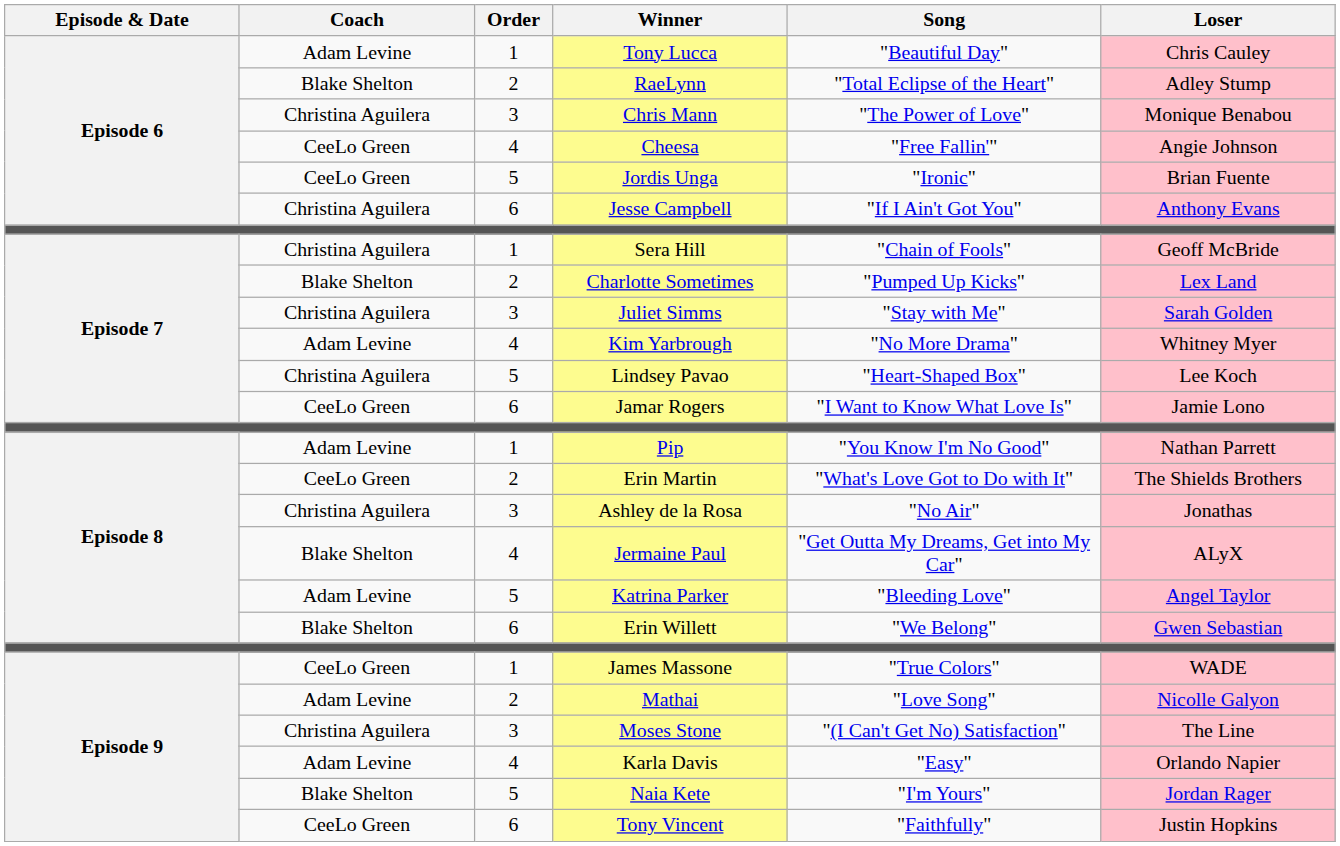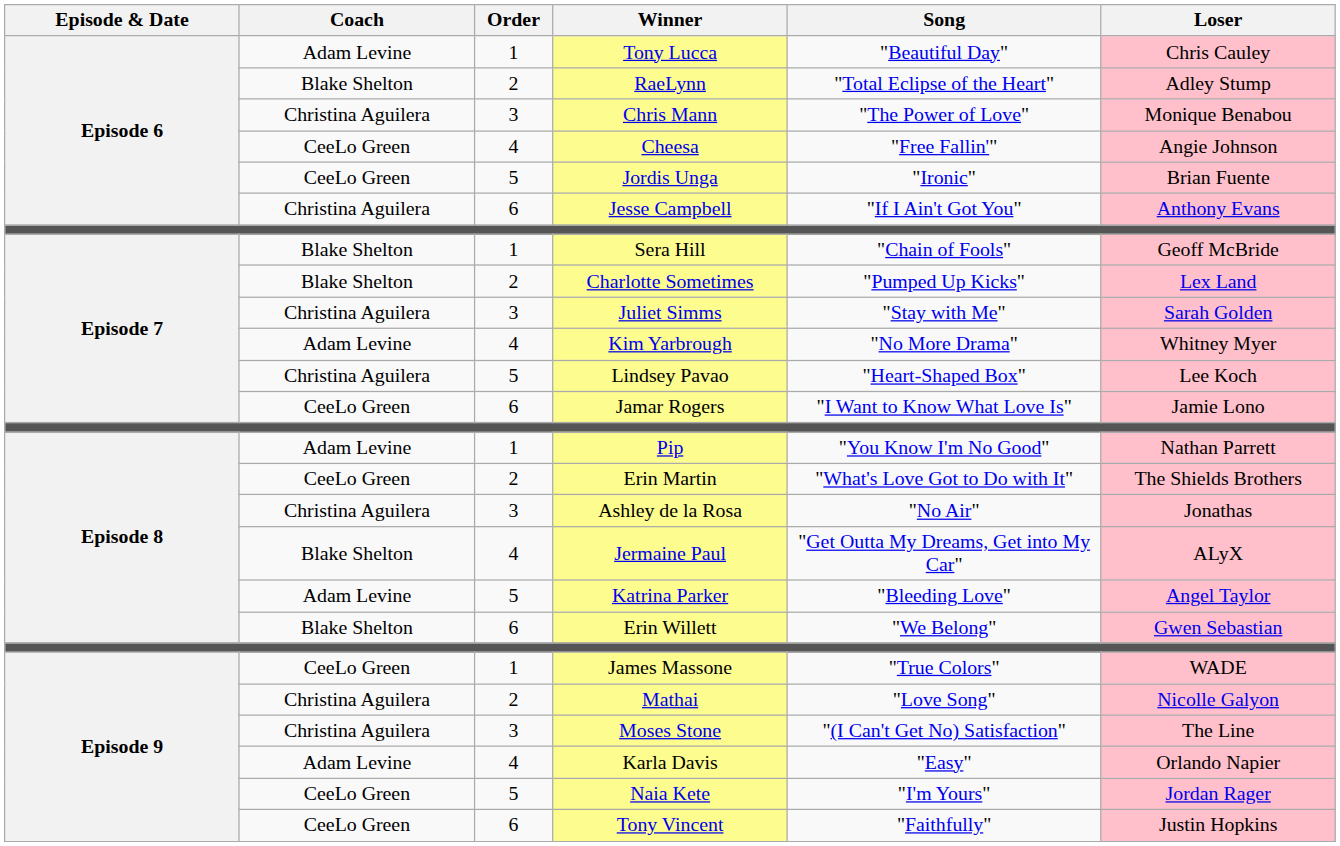(357, 249) Christina Aguilera -> (357, 249) Blake Shelton
(357, 699) Adam Levine -> (357, 699) Christina Aguilera
(357, 793) Blake Shelton -> (357, 793) CeeLo Green
